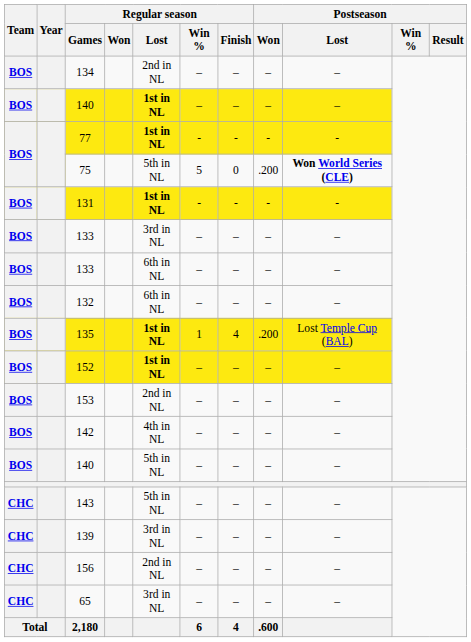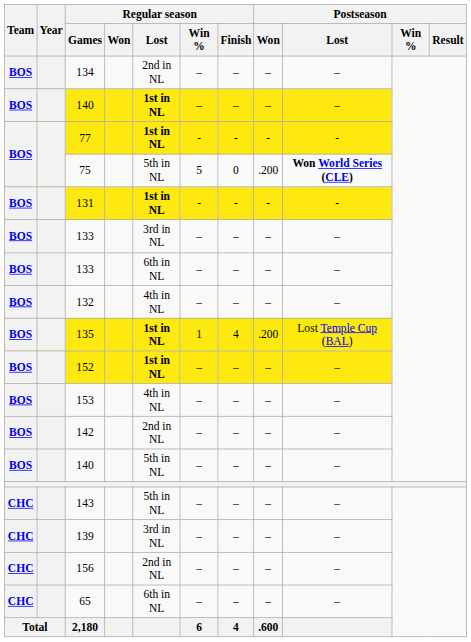(157, 301) 6th in NL -> (157, 301) 4th in NL
(157, 400) 2nd in NL -> (157, 400) 4th in NL
(157, 432) 4th in NL -> (157, 432) 2nd in NL
(157, 601) 3rd in NL -> (157, 601) 6th in NL
